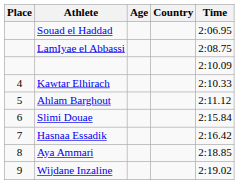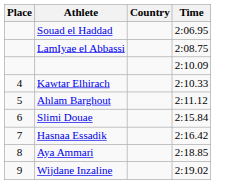- column: (139, 13)
